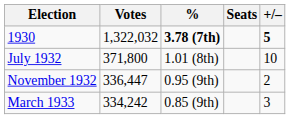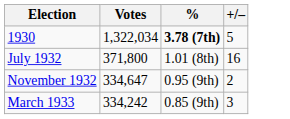- column: (242, 15)
(131, 37) 1,322,032 -> (131, 37) 1,322,034
(267, 37) bold -> (230, 37) normal
(270, 59) 10 -> (233, 59) 16
(125, 80) 336,447 -> (125, 80) 334,647
